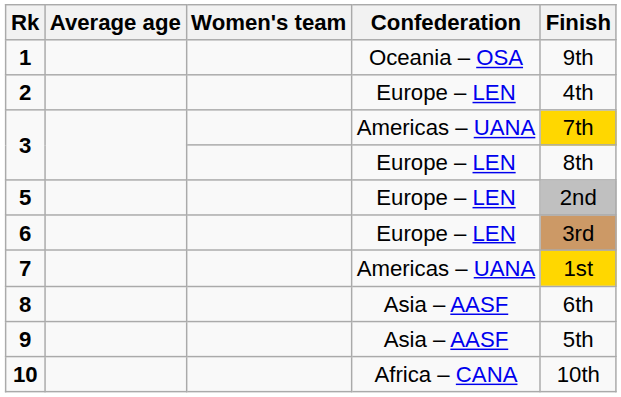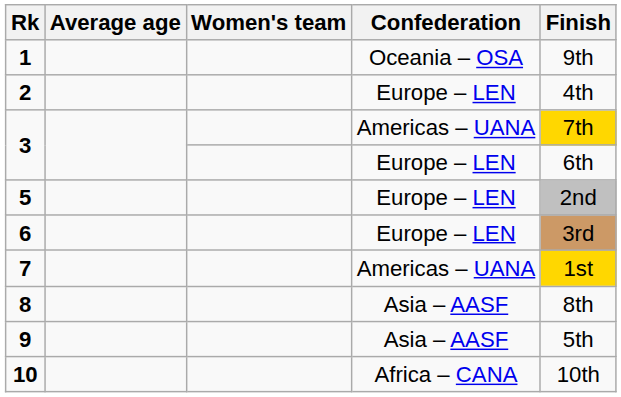(578, 163) 8th -> (578, 163) 6th
(578, 304) 6th -> (578, 304) 8th
